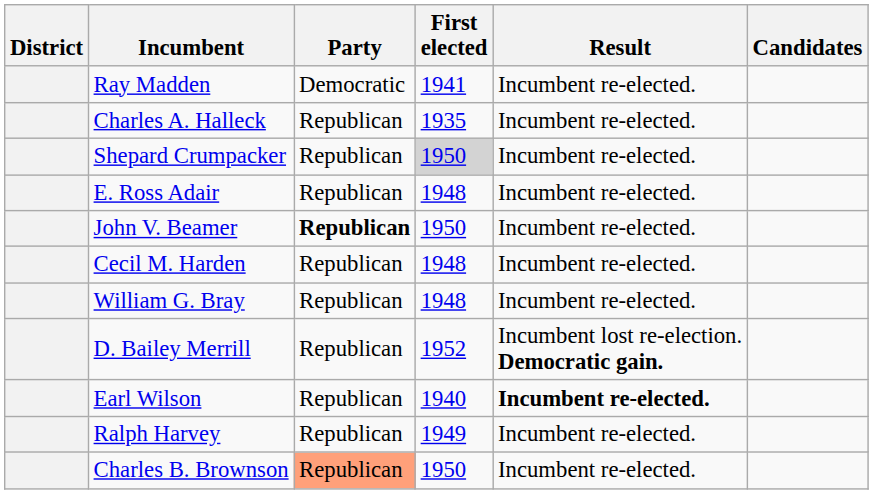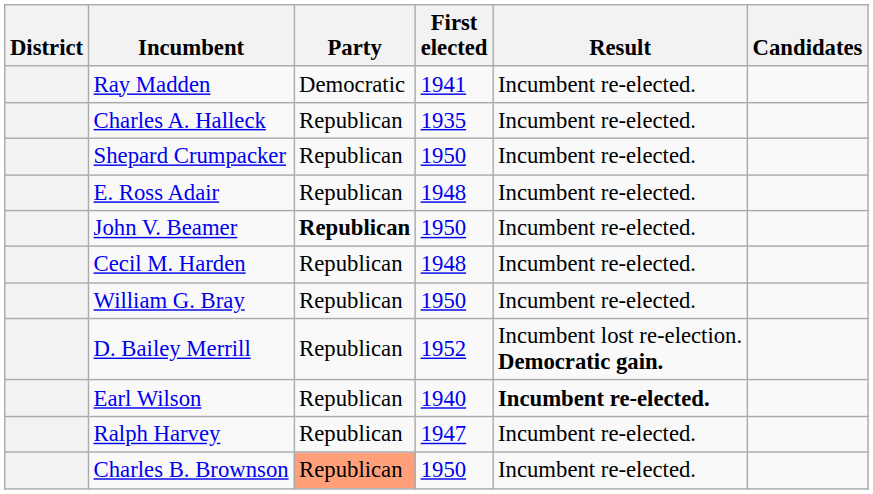(443, 156) lightgrey background -> (443, 156) no background
(443, 300) 1948 -> (443, 300) 1950
(443, 433) 1949 -> (443, 433) 1947
